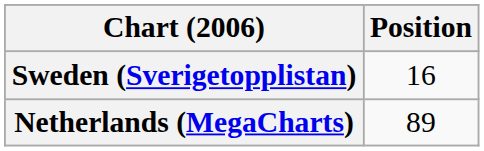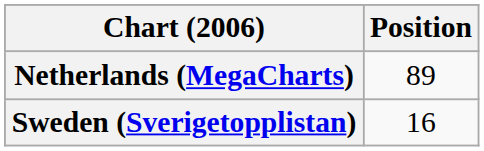rows swapped: (184, 121) <-> (184, 74)
